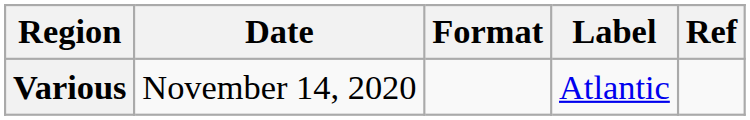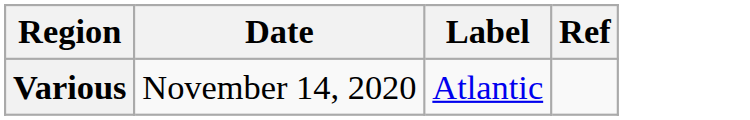- column: (488, 31)
